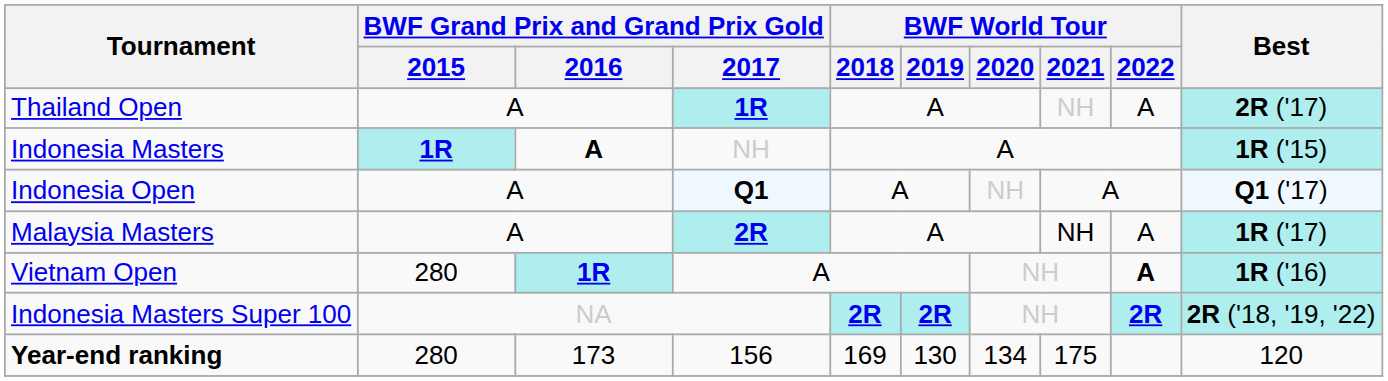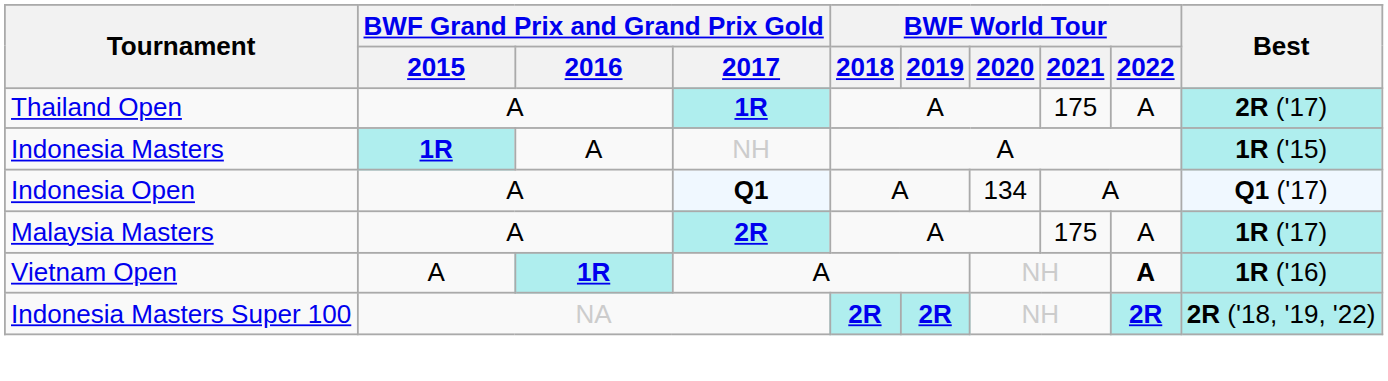(1075, 108) NH -> (1075, 108) 175
(594, 149) bold -> (594, 149) normal
(1005, 191) NH -> (1005, 191) 134
(1075, 232) NH -> (1075, 232) 175
(436, 273) 280 -> (436, 273) A
- row: (117, 355)
